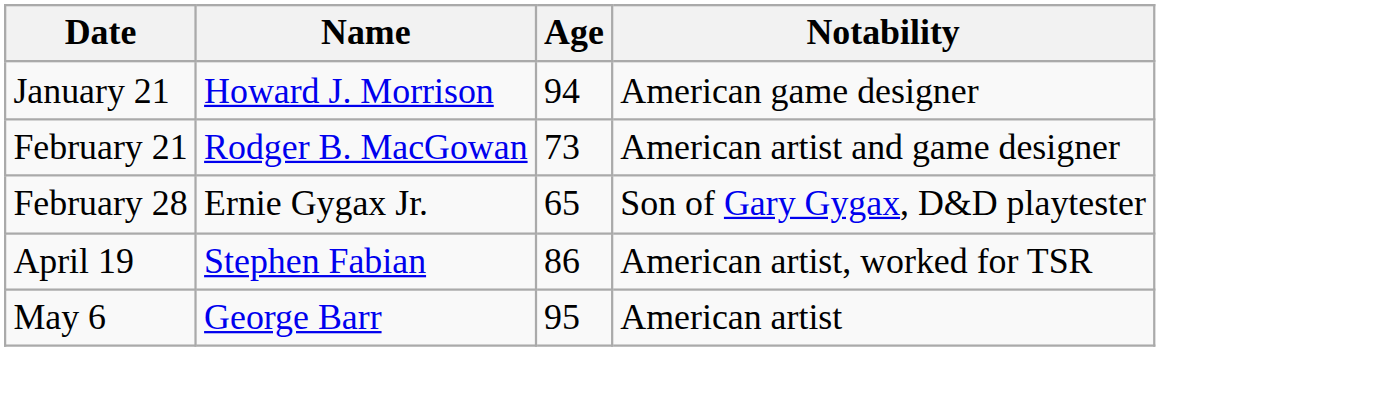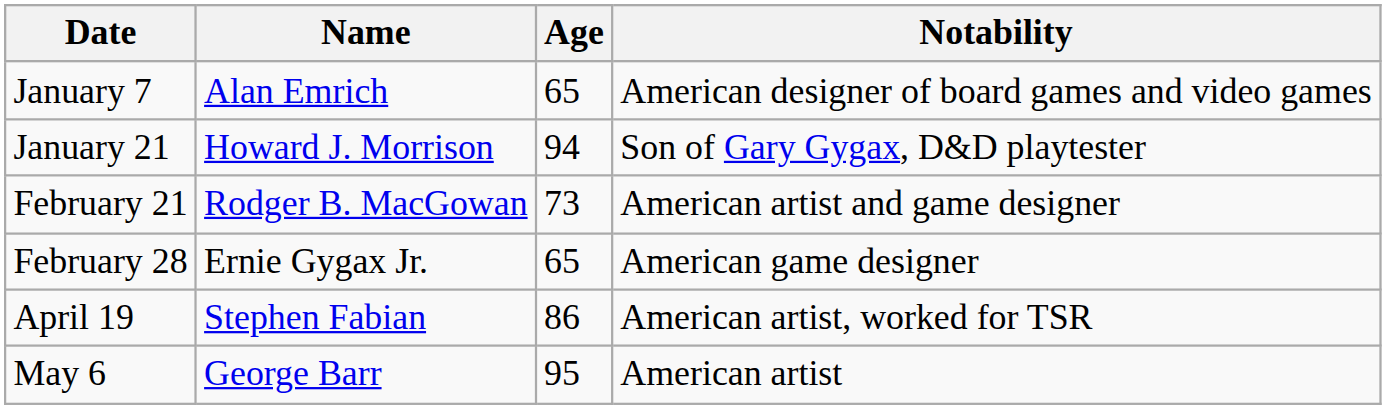+ row: (83, 89)
(799, 89) American game designer -> (883, 146) Son of Gary Gygax, D&D playtester
(883, 203) Son of Gary Gygax, D&D playtester -> (799, 260) American game designer
